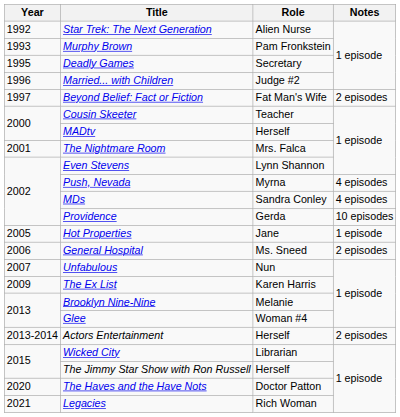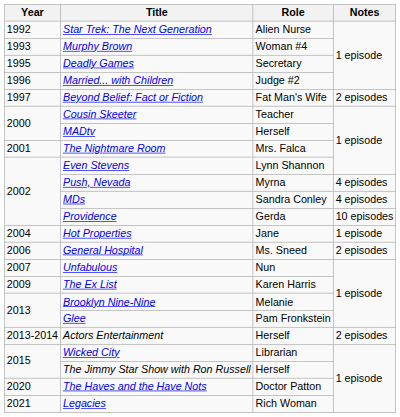(293, 47) Pam Fronkstein -> (281, 47) Woman #4
(19, 234) 2005 -> (19, 234) 2004
(281, 319) Woman #4 -> (293, 319) Pam Fronkstein
